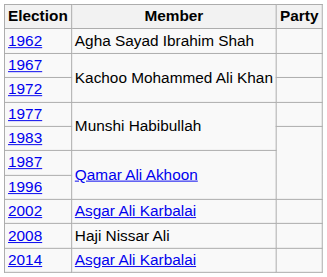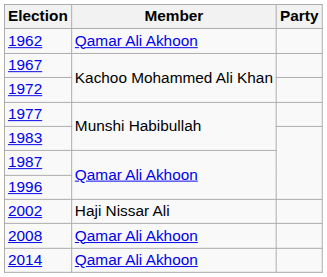(165, 41) Agha Sayad Ibrahim Shah -> (136, 41) Qamar Ali Akhoon
(135, 211) Asgar Ali Karbalai -> (122, 211) Haji Nissar Ali
(122, 235) Haji Nissar Ali -> (136, 235) Qamar Ali Akhoon
(135, 260) Asgar Ali Karbalai -> (136, 260) Qamar Ali Akhoon
